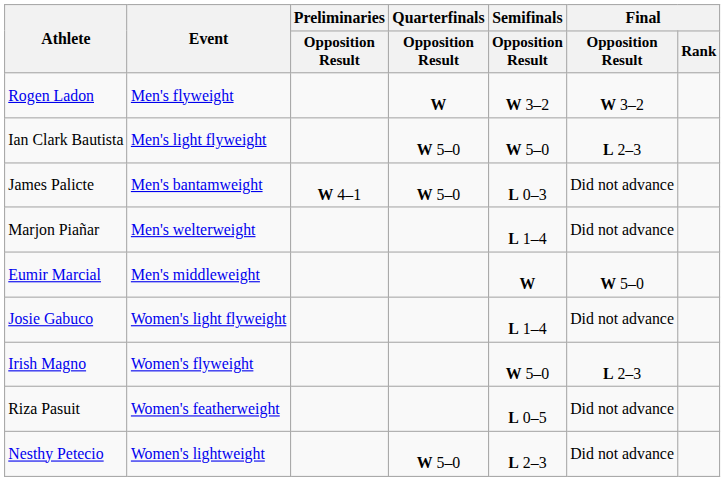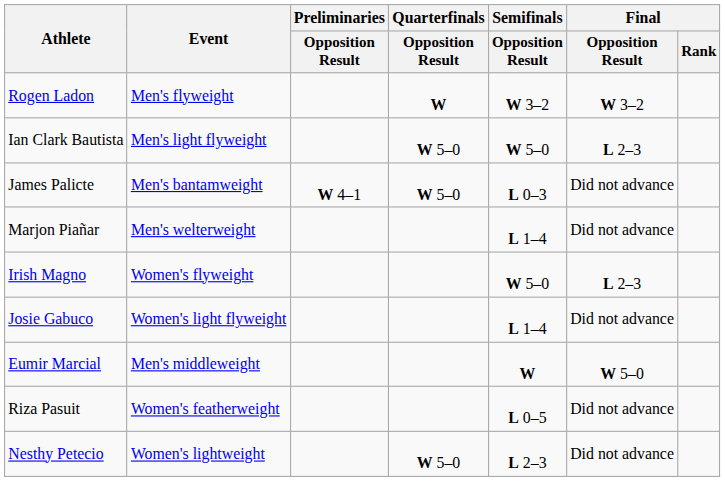rows swapped: (55, 275) <-> (47, 364)
